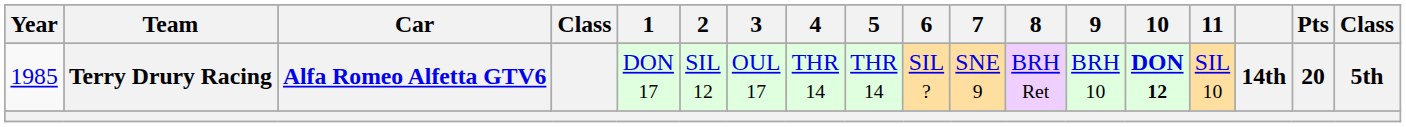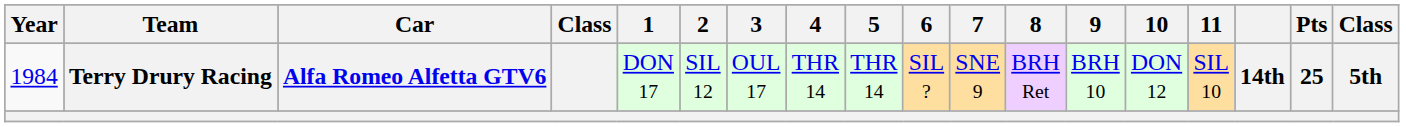(34, 76) 1985 -> (34, 76) 1984
(1157, 76) bold -> (1157, 75) normal
(1313, 76) 20 -> (1312, 76) 25
